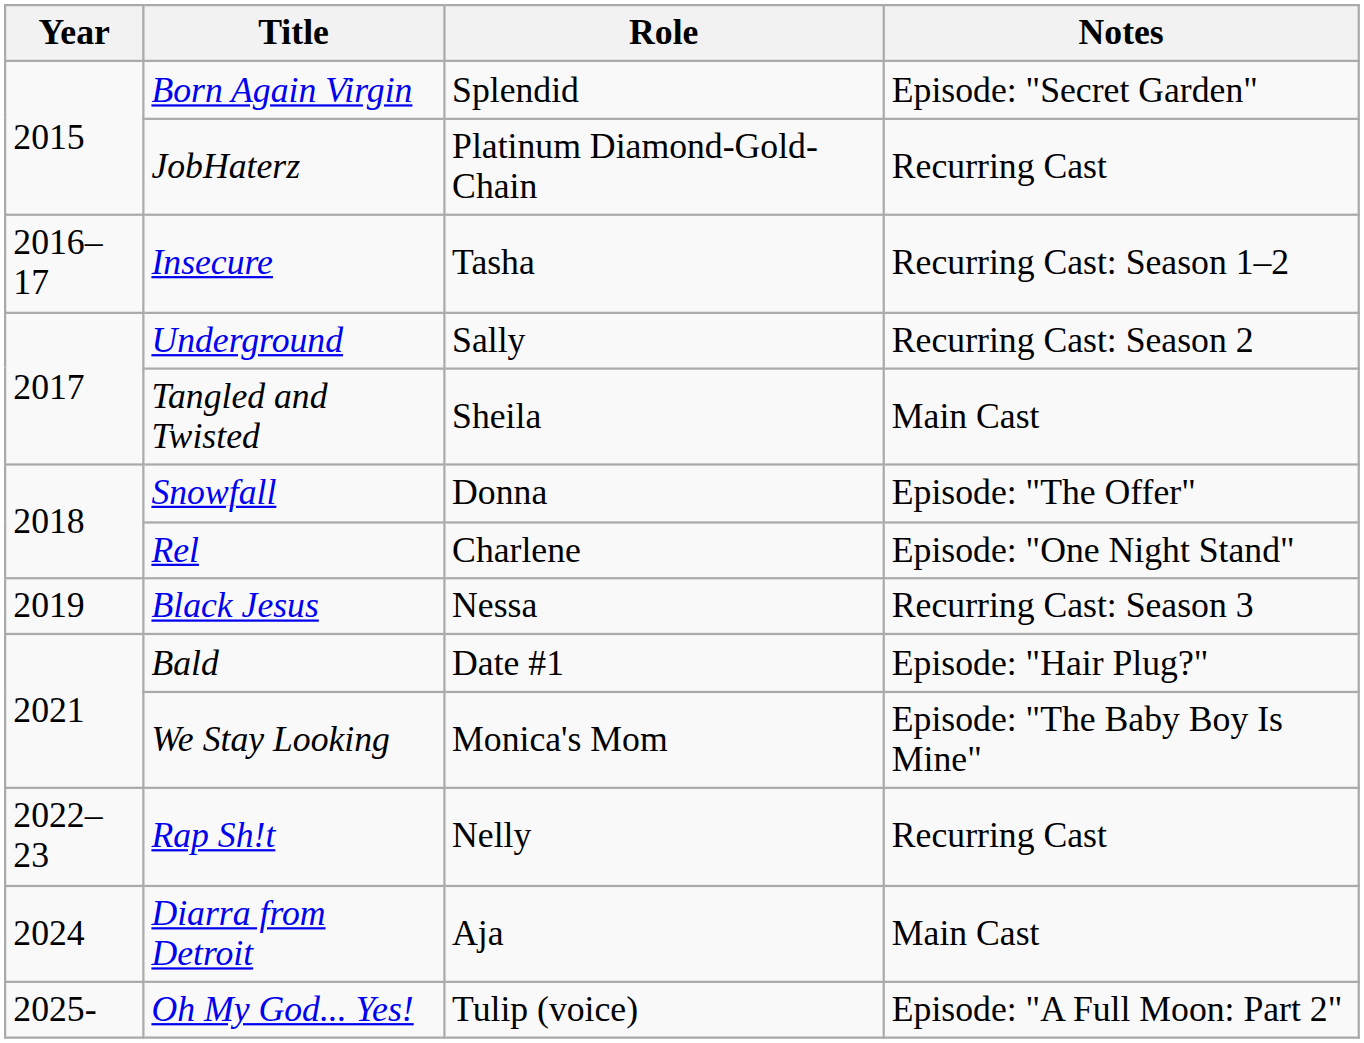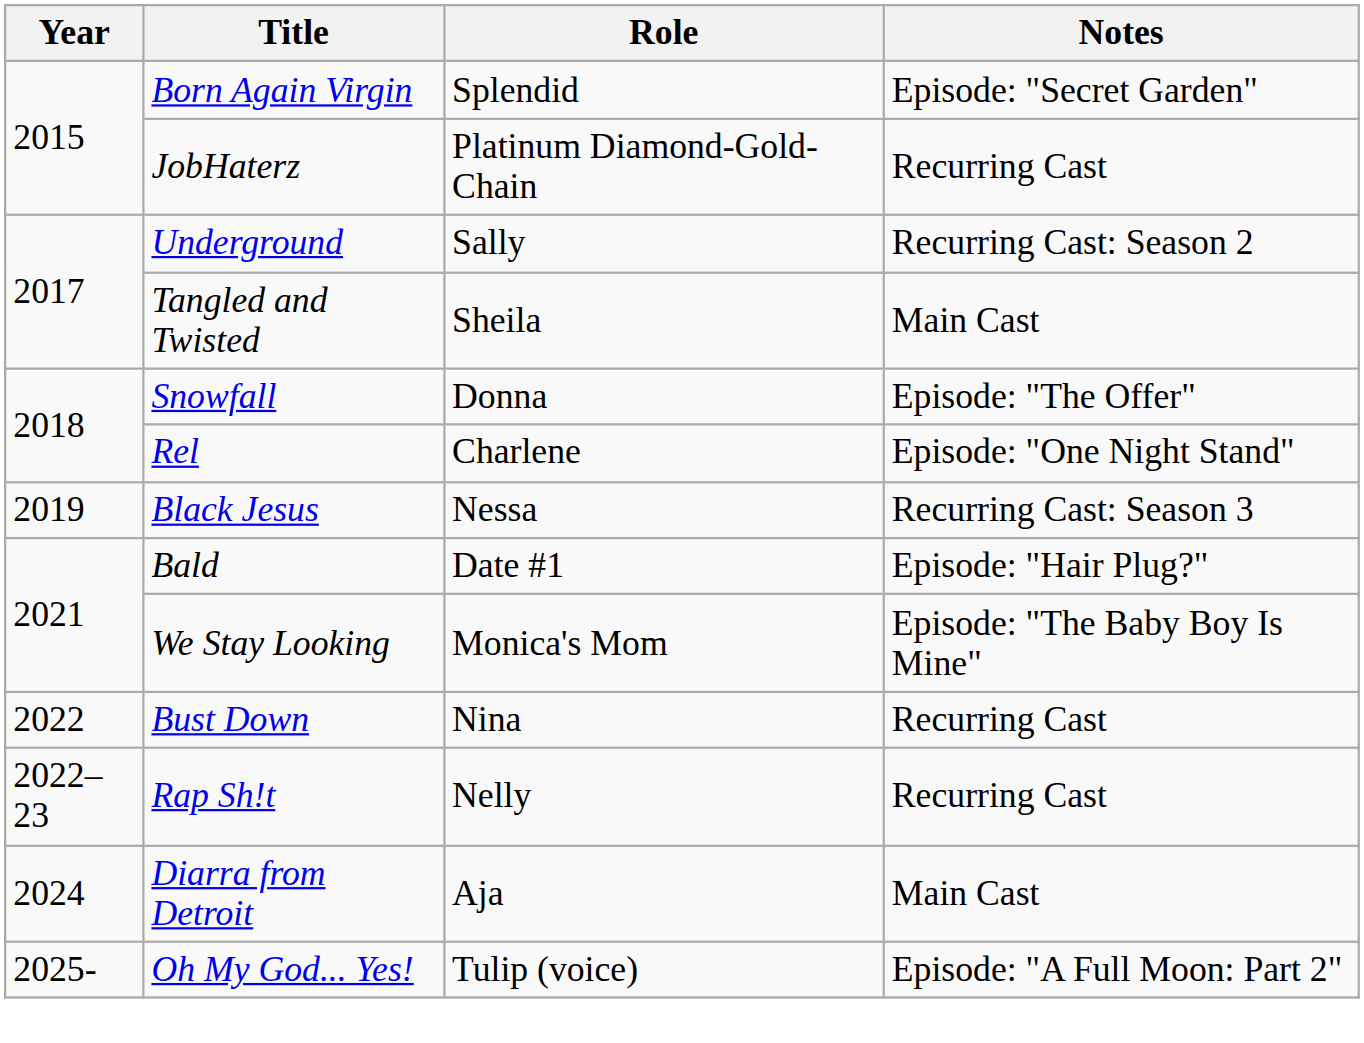- row: (212, 262)
+ row: (230, 719)
